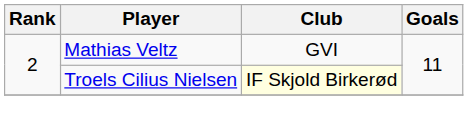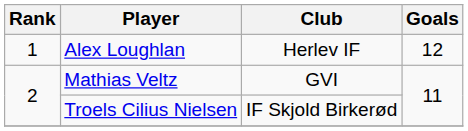+ row: (125, 49)
(322, 79) lightyellow background -> (322, 110) no background
